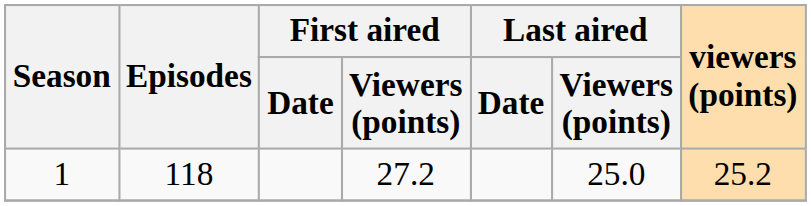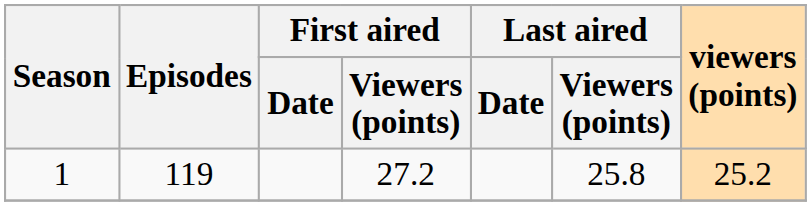(189, 173) 118 -> (189, 173) 119
(616, 173) 25.0 -> (616, 173) 25.8
